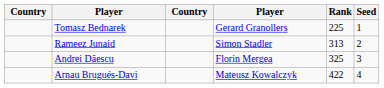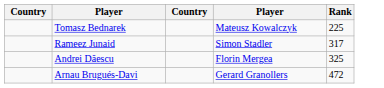- column: (366, 12)
(252, 28) Gerard Granollers -> (256, 28) Mateusz Kowalczyk
(336, 43) 313 -> (336, 43) 317
(256, 75) Mateusz Kowalczyk -> (252, 75) Gerard Granollers
(336, 75) 422 -> (336, 75) 472
